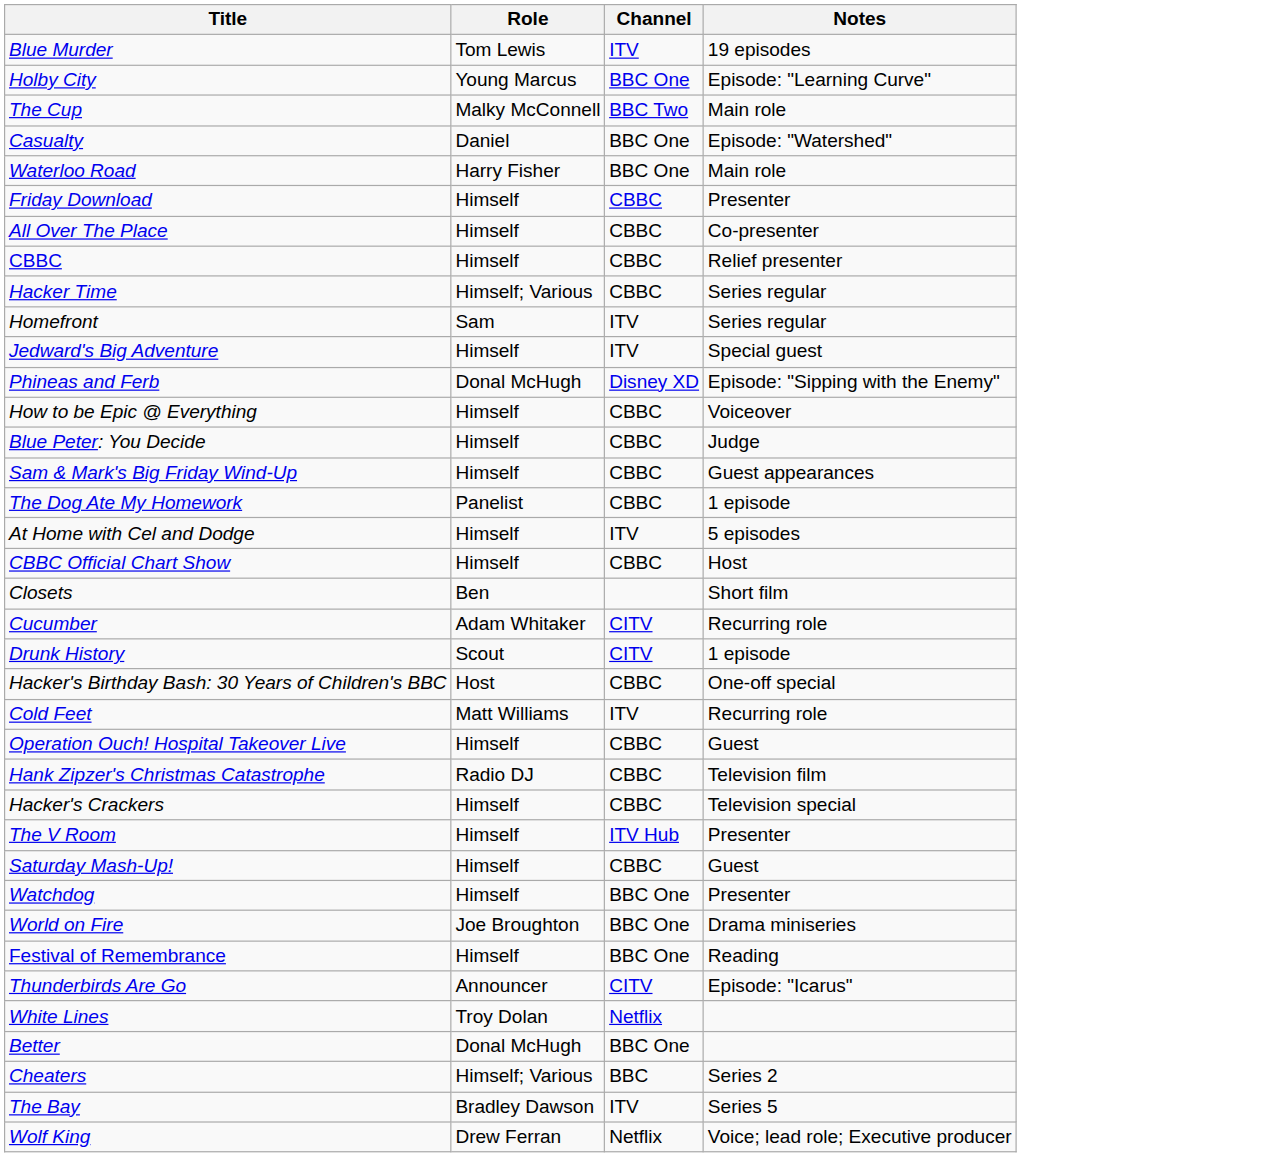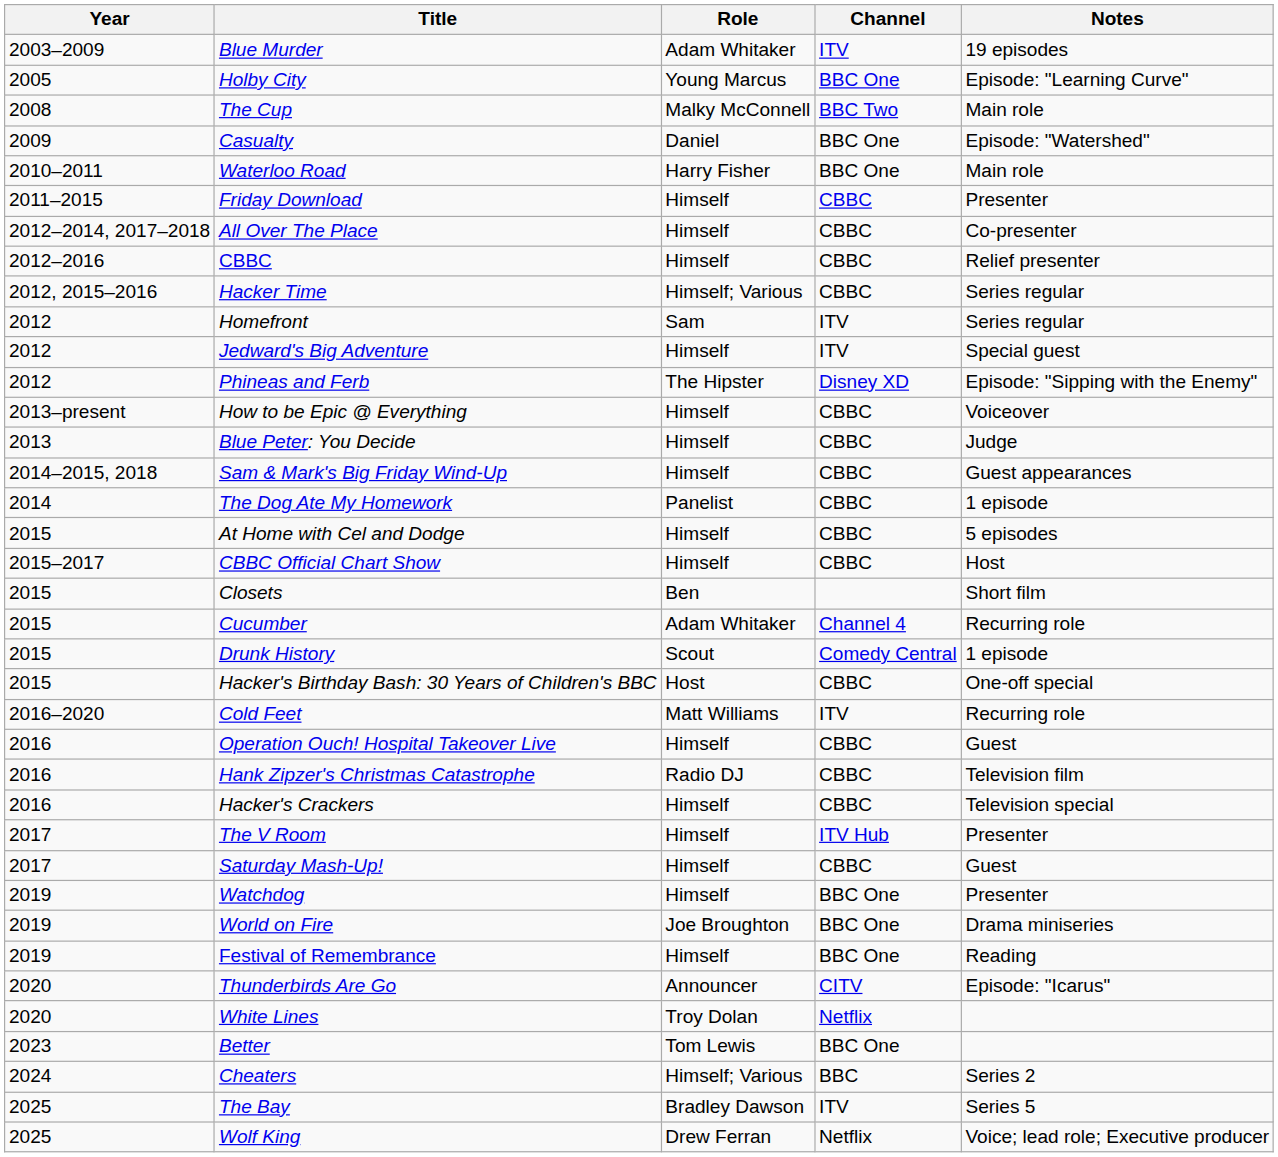+ column: (110, 19)
(500, 49) Tom Lewis -> (730, 49) Adam Whitaker
(518, 381) Donal McHugh -> (715, 381) The Hipster
(624, 532) ITV -> (846, 532) CBBC
(631, 623) CITV -> (863, 623) Channel 4
(631, 653) CITV -> (888, 653) Comedy Central
(518, 1046) Donal McHugh -> (710, 1046) Tom Lewis
